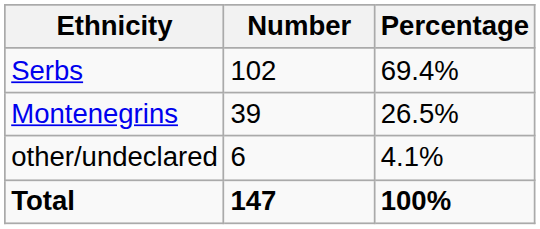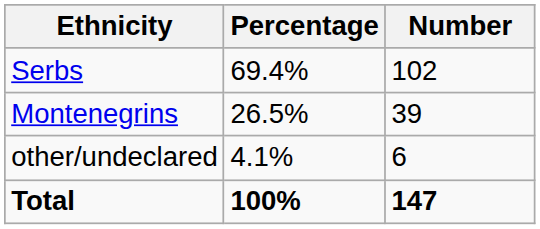columns swapped: (299, 26) <-> (455, 26)
